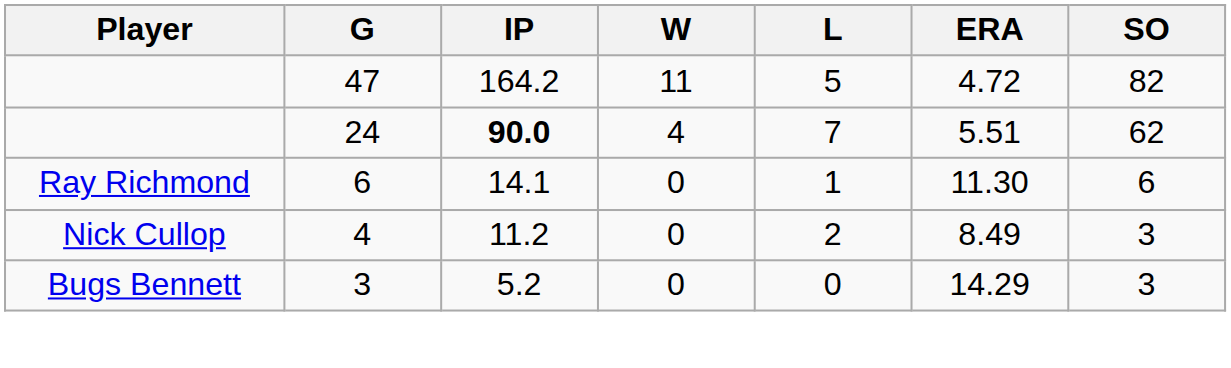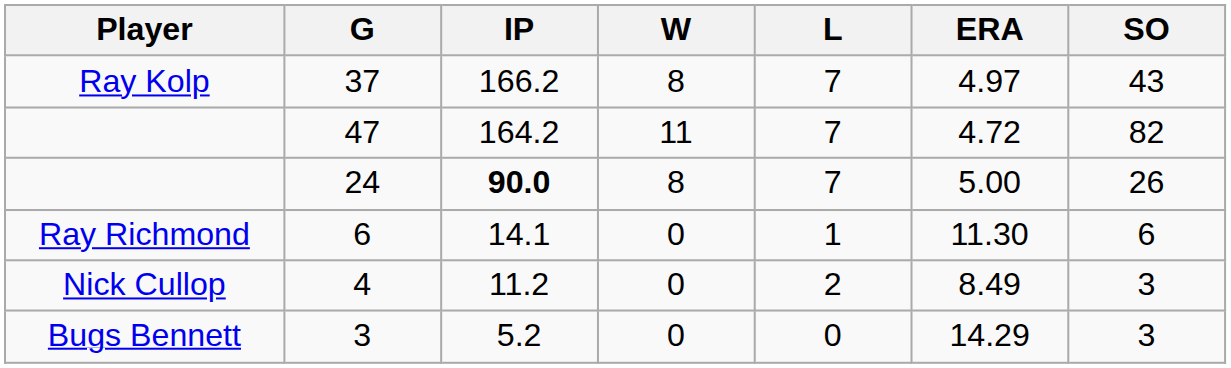+ row: (362, 81)
(833, 81) 5 -> (833, 132) 7
(676, 132) 4 -> (676, 183) 8
(990, 132) 5.51 -> (990, 183) 5.00
(1147, 132) 62 -> (1147, 183) 26
